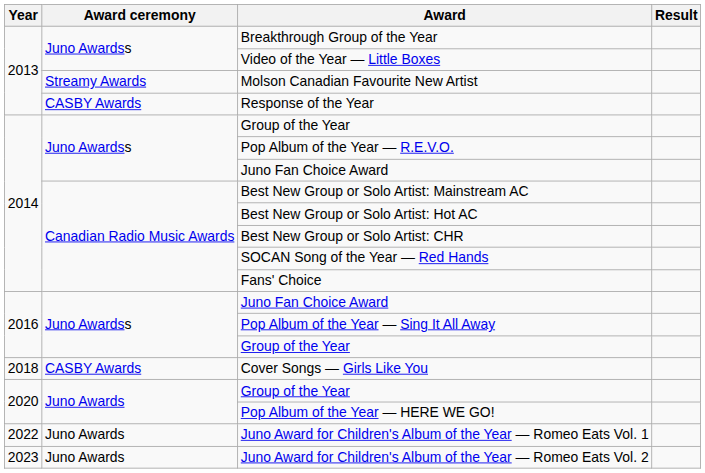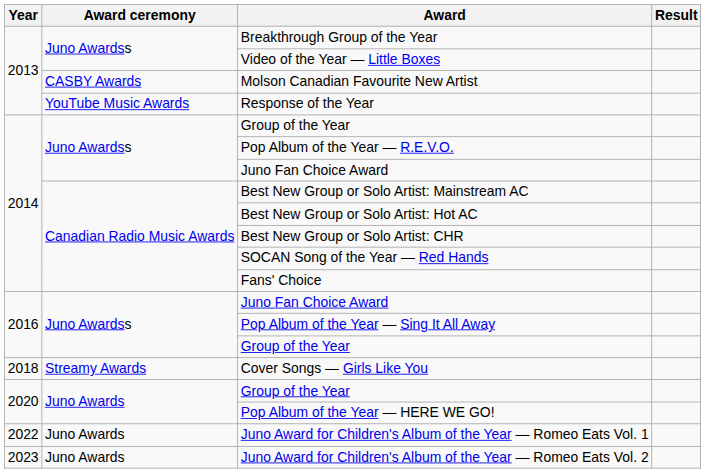(96, 81) Streamy Awards -> (93, 81) CASBY Awards
(93, 103) CASBY Awards -> (117, 103) YouTube Music Awards
(93, 368) CASBY Awards -> (96, 368) Streamy Awards
